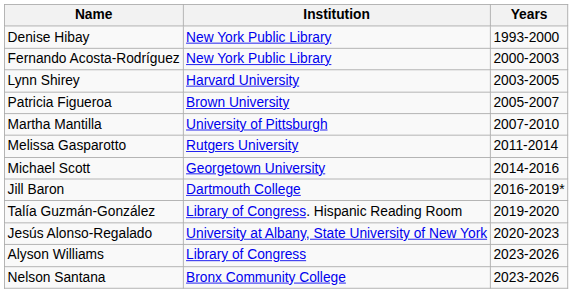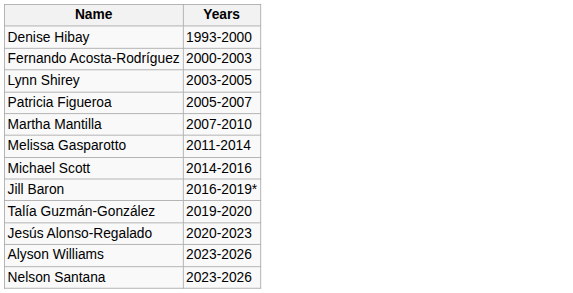- column: (337, 15)
